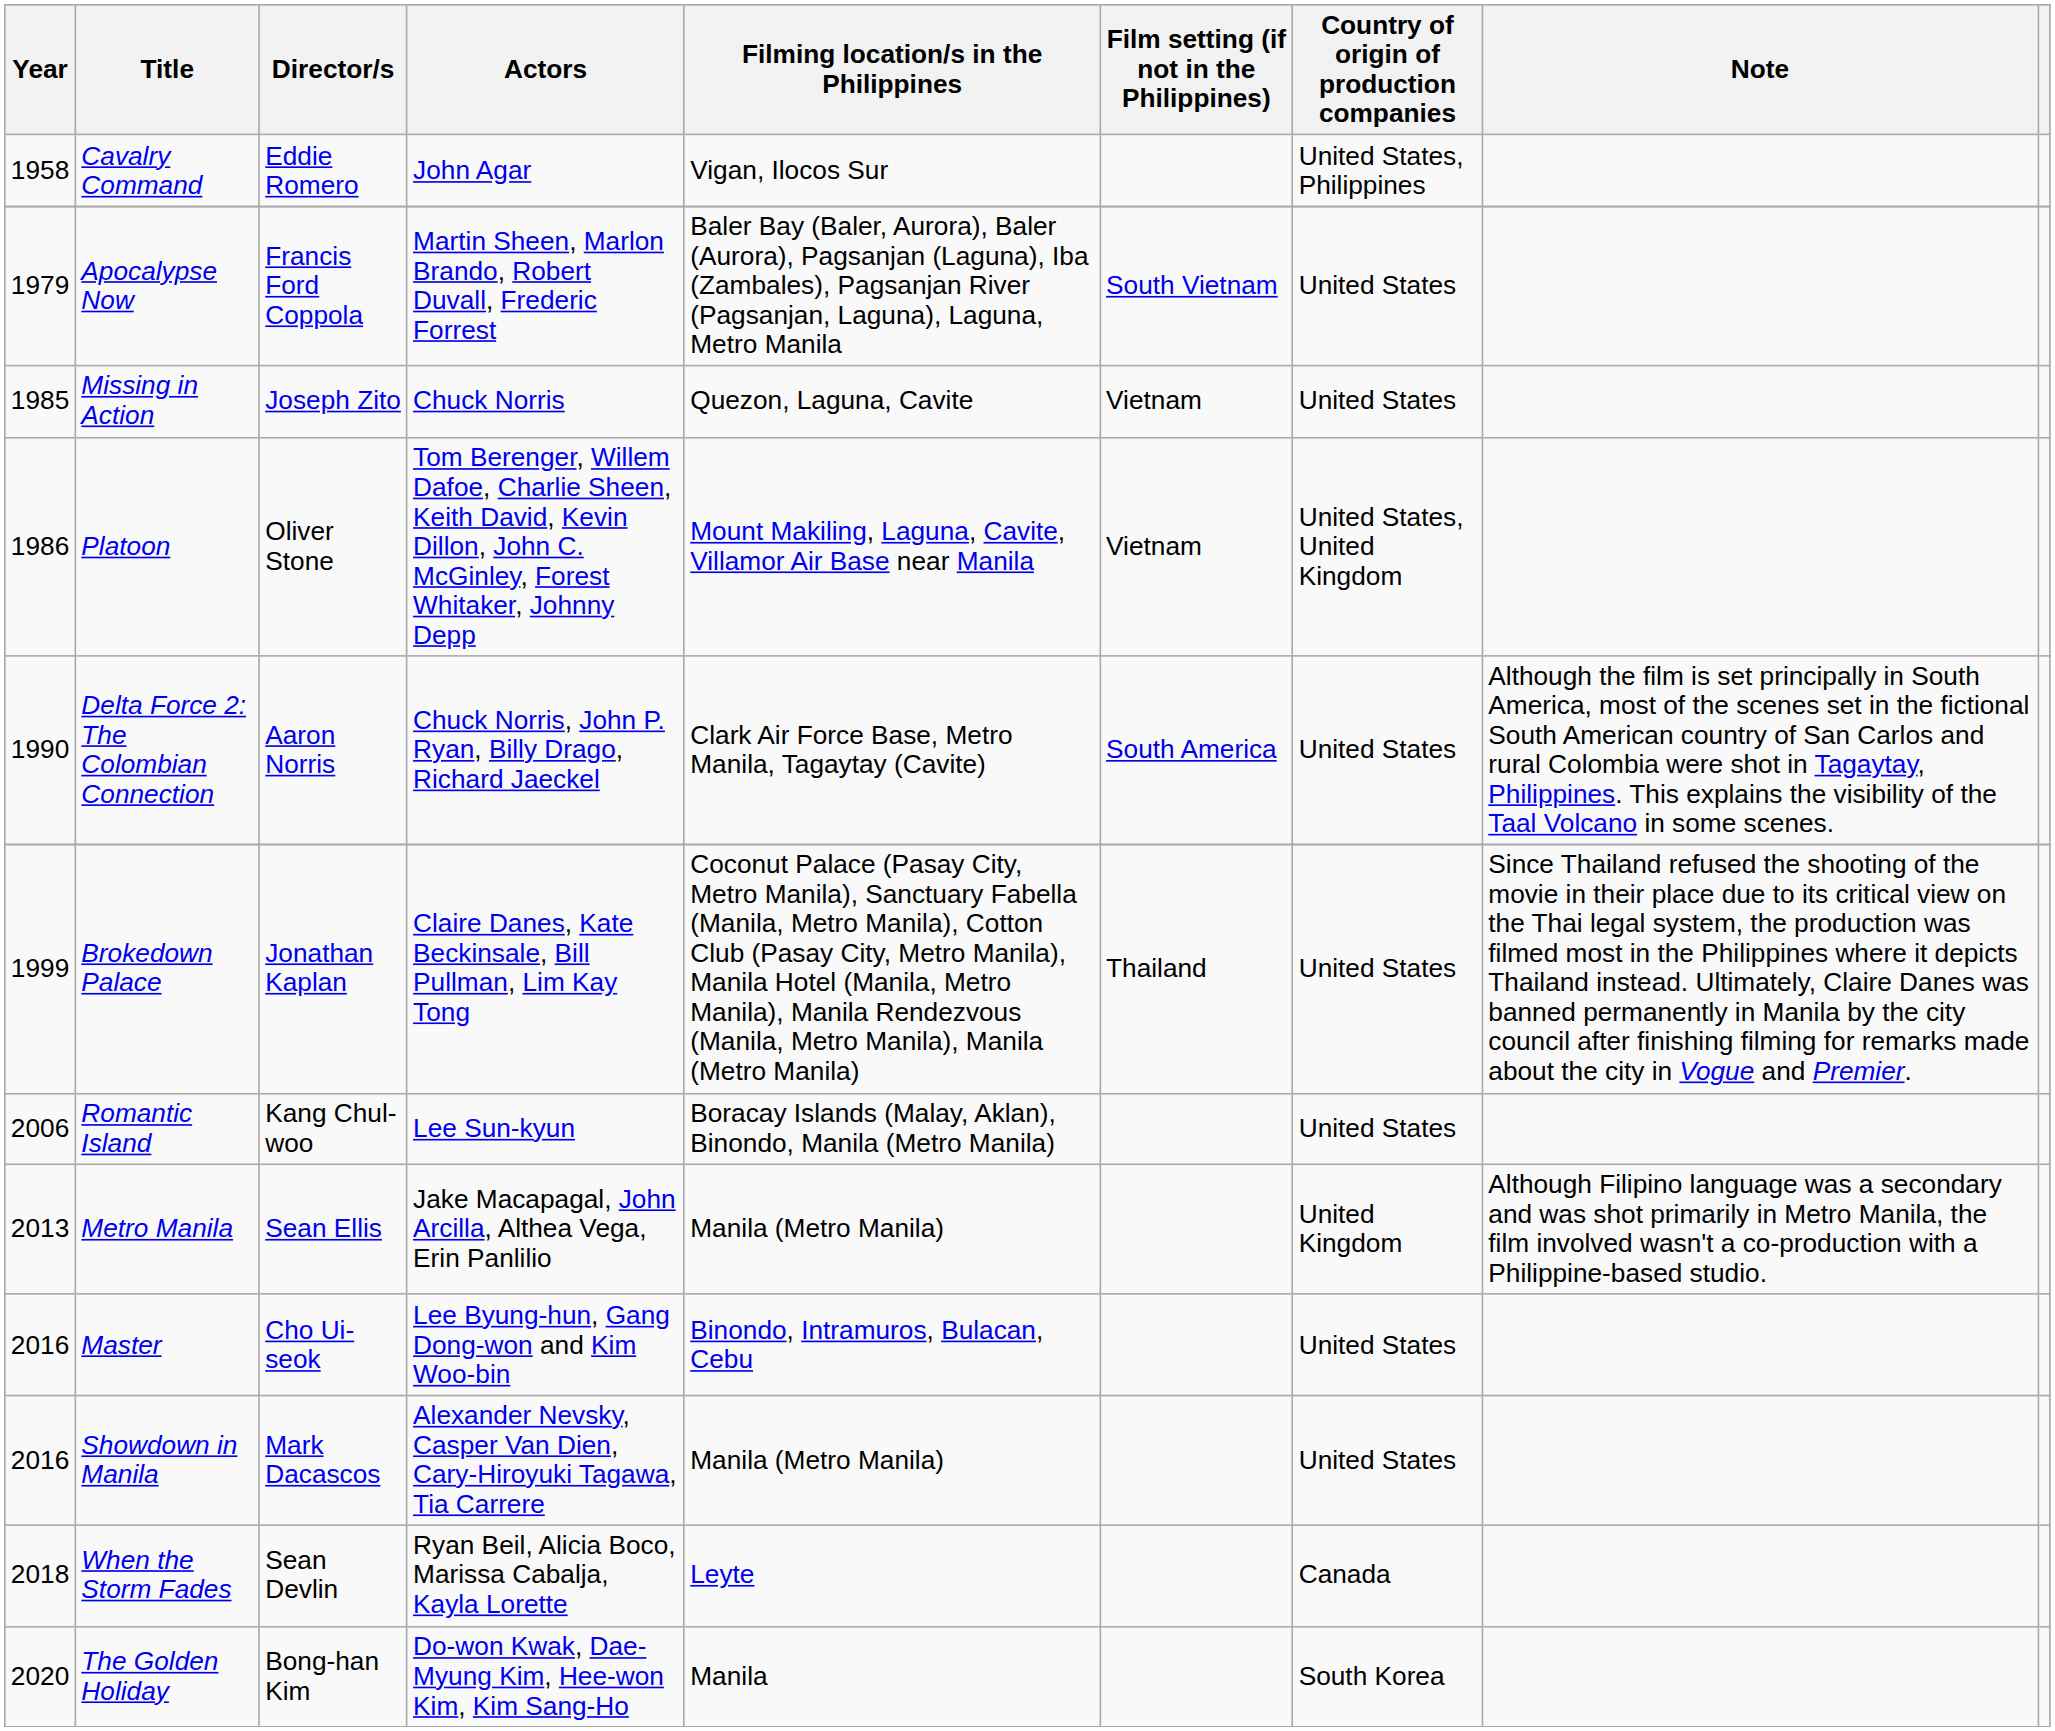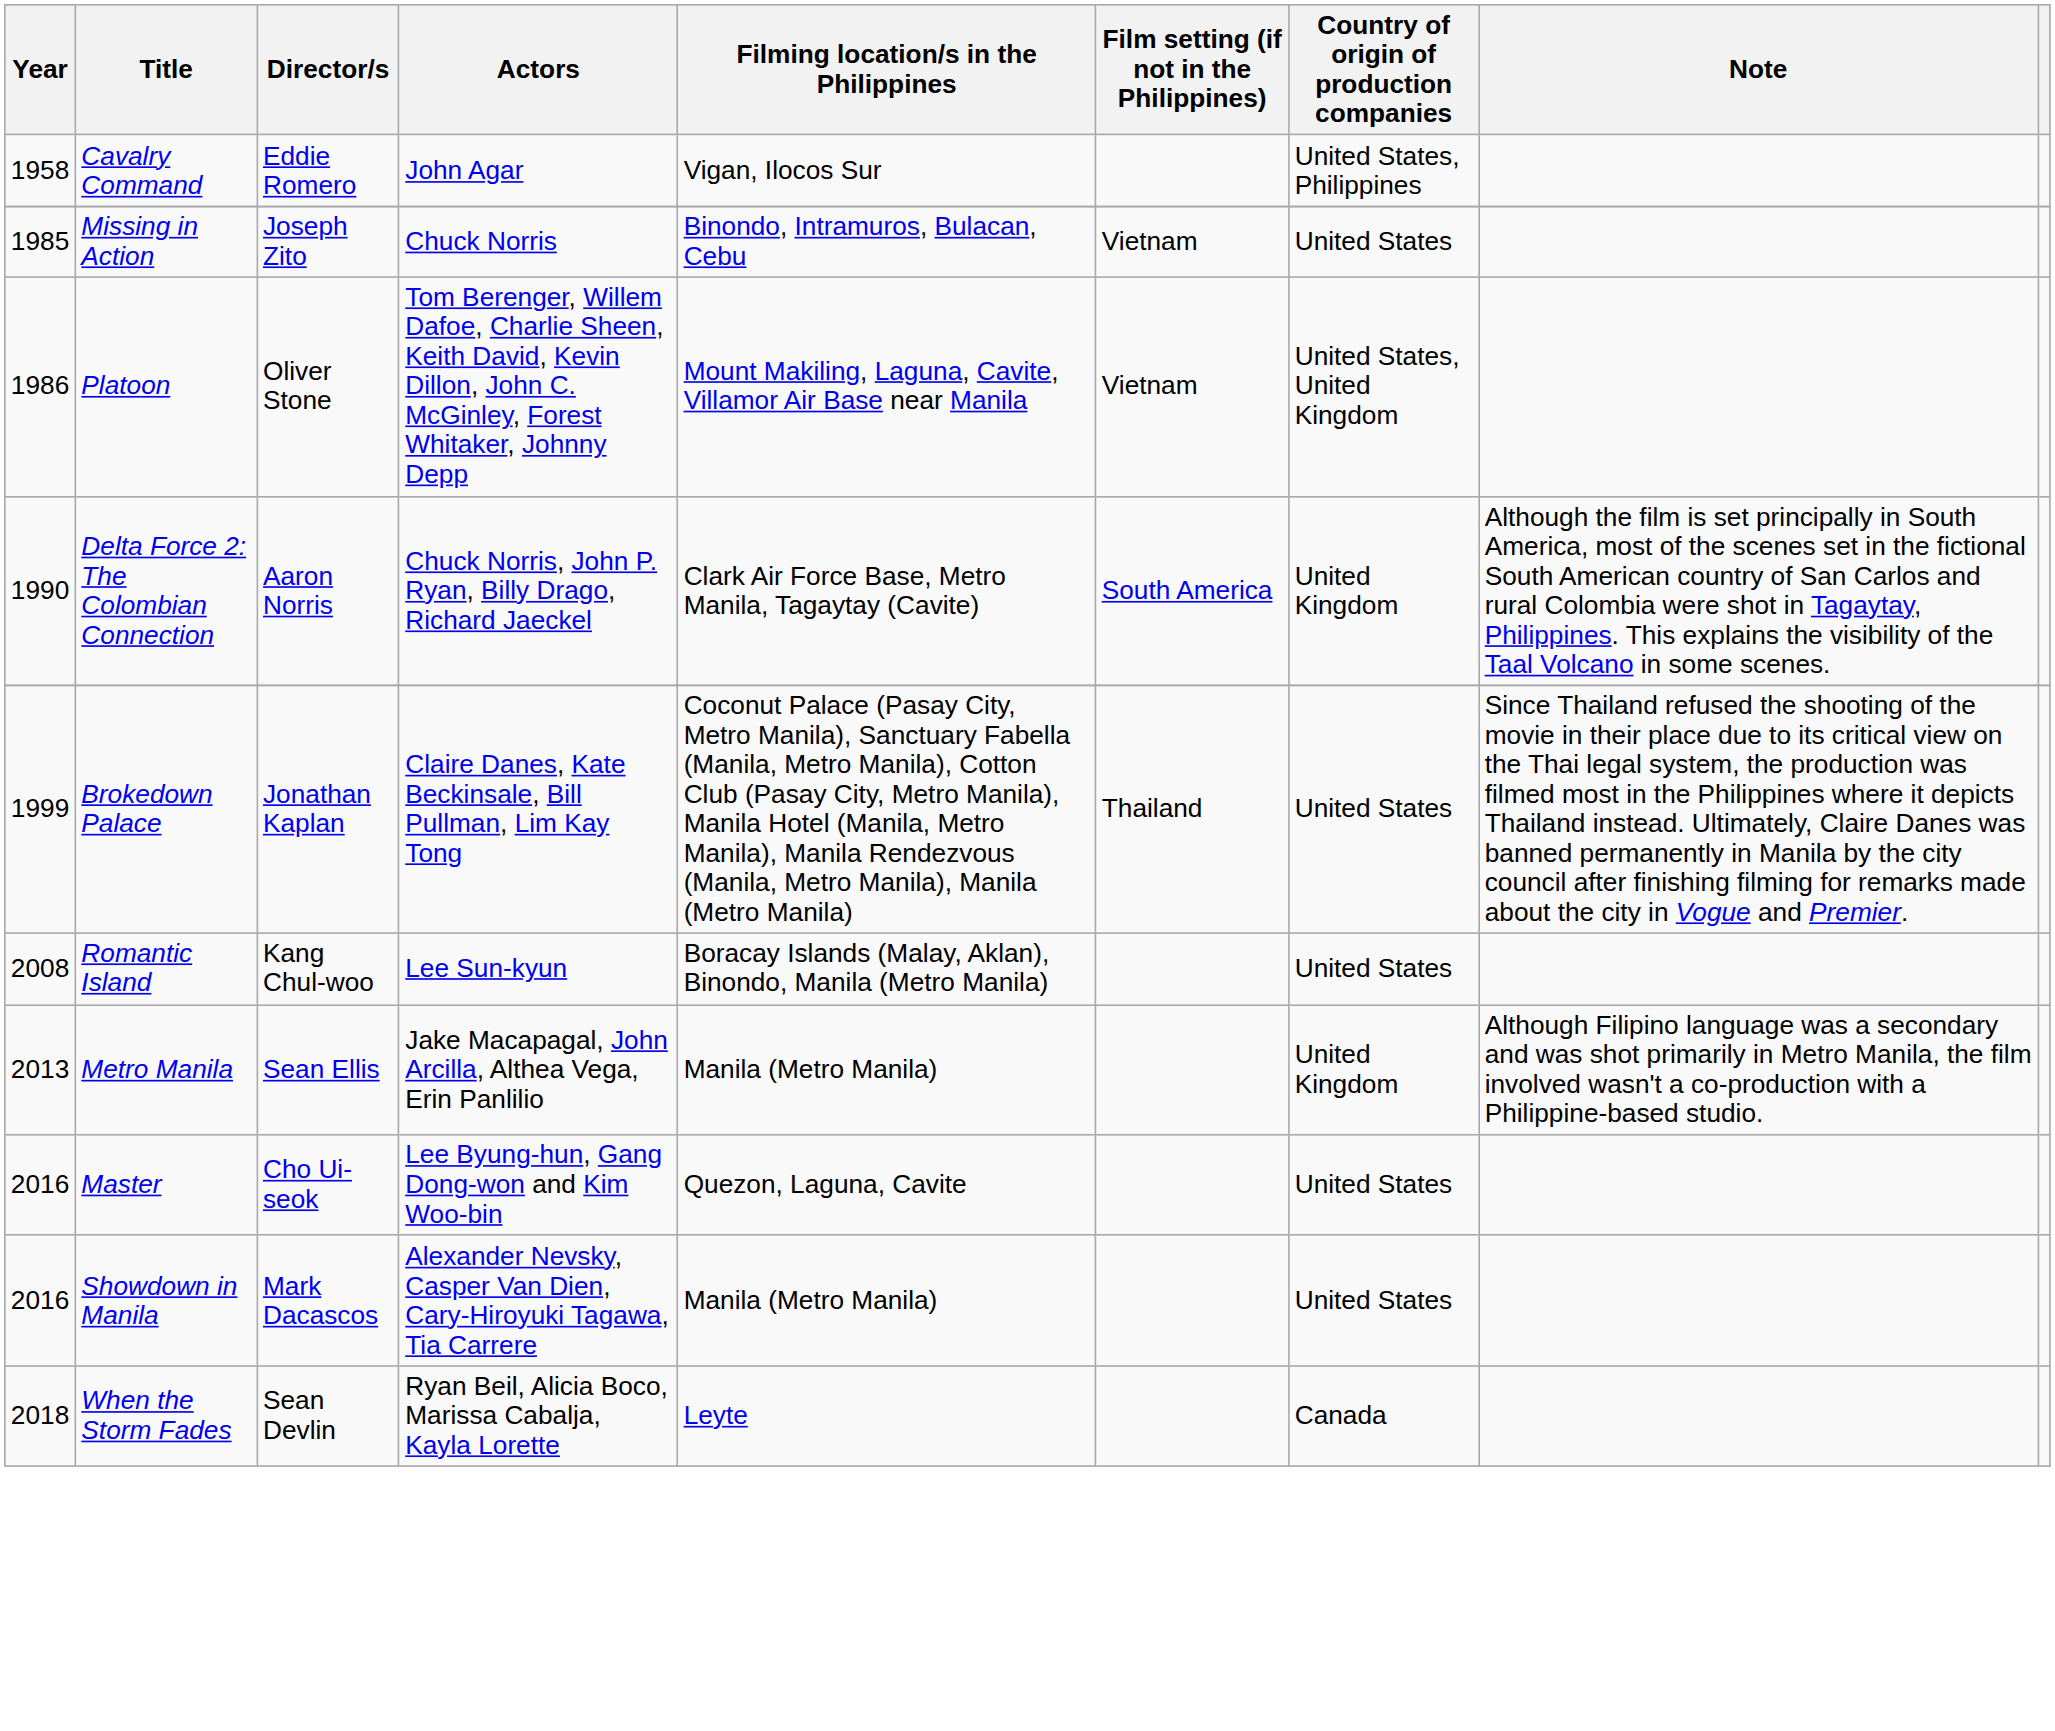- row: (149, 285)
(832, 401) Quezon, Laguna, Cavite -> (860, 241) Binondo, Intramuros, Bulacan, Cebu
(1377, 749) United States -> (1346, 590) United Kingdom
(40, 1128) 2006 -> (40, 968) 2008
(867, 1344) Binondo, Intramuros, Bulacan, Cebu -> (825, 1184) Quezon, Laguna, Cavite
- row: (150, 1675)
